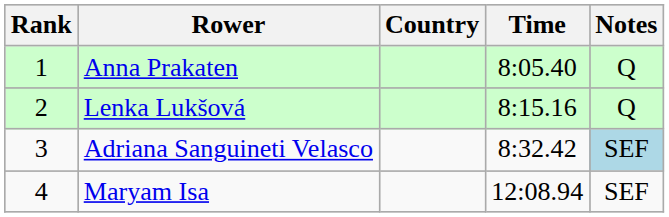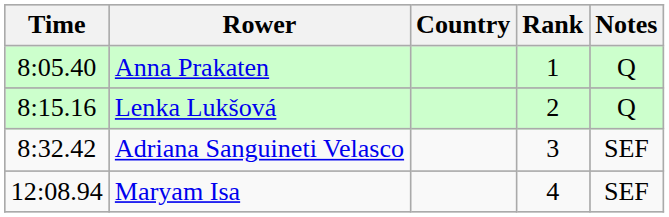columns swapped: (41, 25) <-> (537, 25)
(626, 149) lightblue background -> (626, 149) no background
